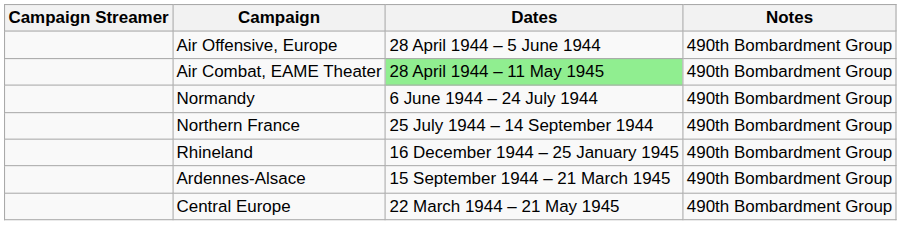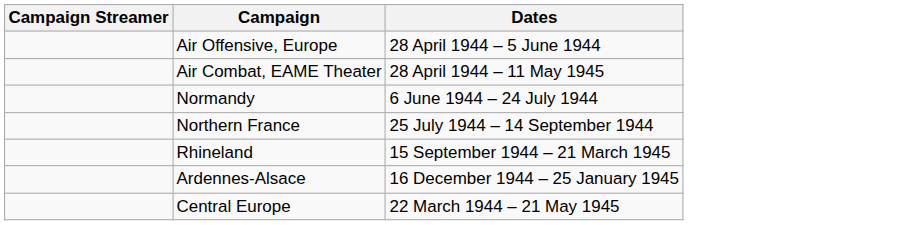- column: (790, 17)
(497, 71) lightgreen background -> (497, 71) no background
(534, 152) 16 December 1944 – 25 January 1945 -> (530, 152) 15 September 1944 – 21 March 1945
(530, 179) 15 September 1944 – 21 March 1945 -> (534, 179) 16 December 1944 – 25 January 1945
